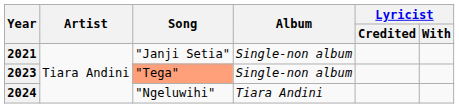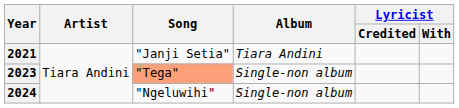(294, 54) Single-non album -> (279, 54) Tiara Andini
(279, 93) Tiara Andini -> (294, 93) Single-non album
